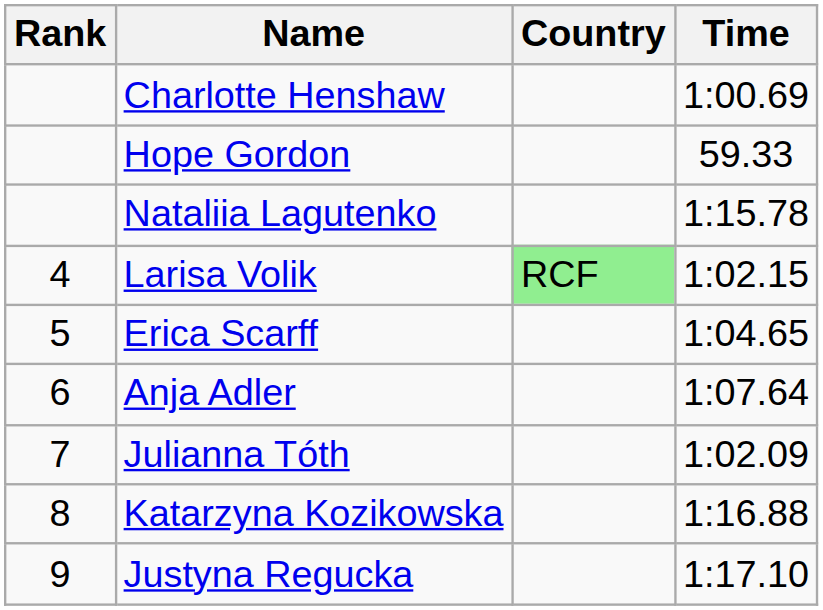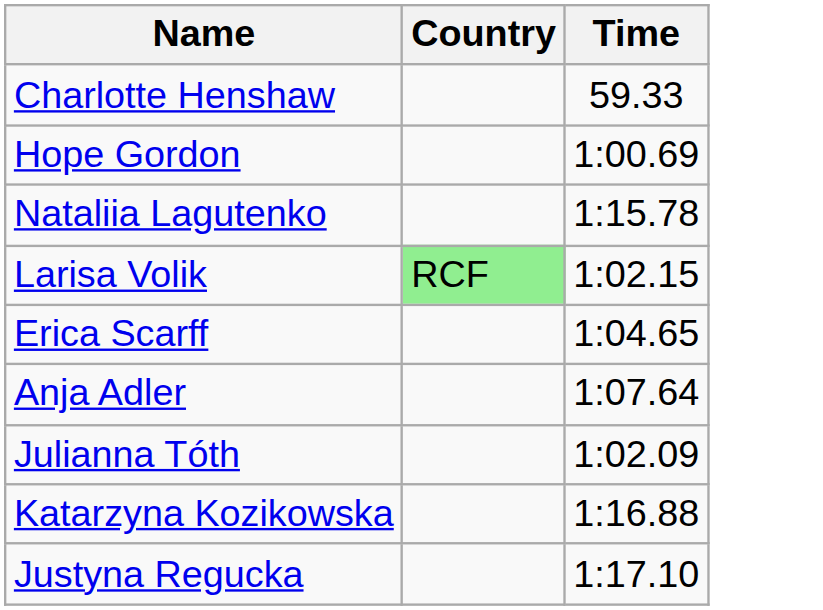- column: (60, 34)
(746, 94) 1:00.69 -> (636, 94) 59.33
(746, 154) 59.33 -> (636, 154) 1:00.69
